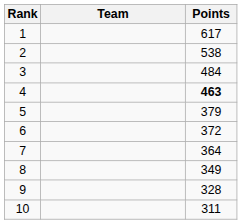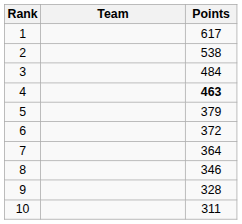(211, 170) 349 -> (211, 170) 346
